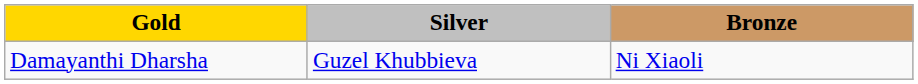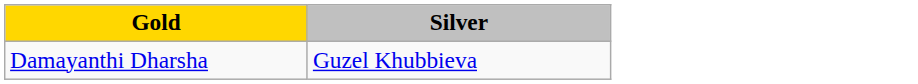- column: (762, 23)
